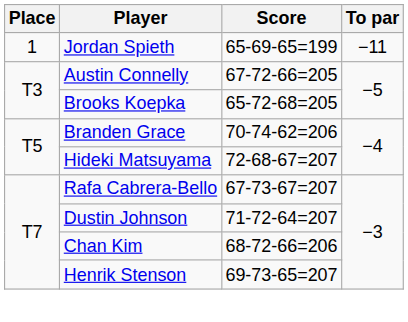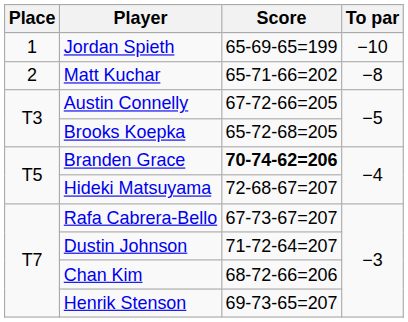(373, 47) −11 -> (373, 47) −10
+ row: (112, 75)
(281, 132) normal -> (281, 160) bold
